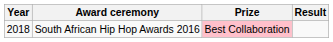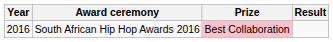(18, 29) 2018 -> (18, 29) 2016
